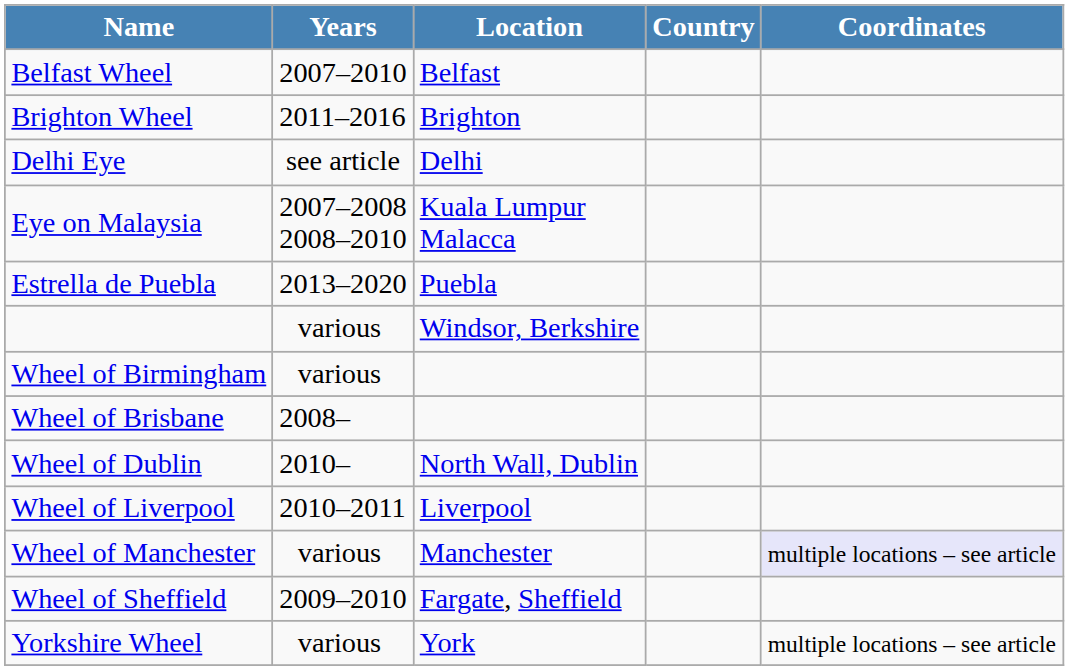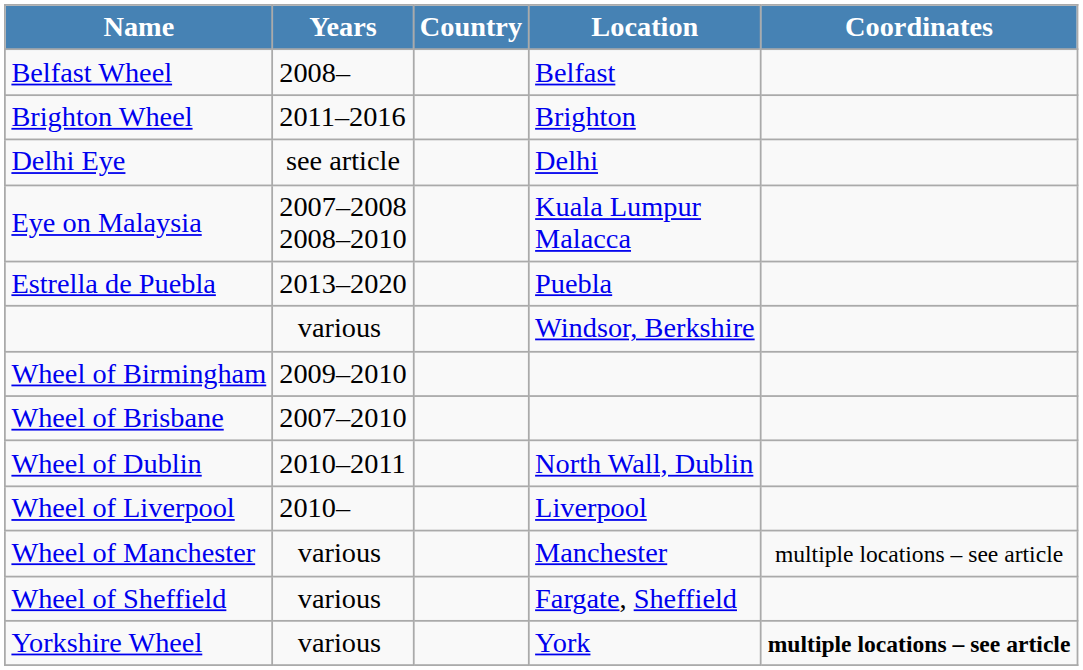columns swapped: (704, 26) <-> (530, 26)
(343, 71) 2007–2010 -> (315, 71) 2008–
(343, 373) various -> (343, 373) 2009–2010
(315, 418) 2008– -> (343, 418) 2007–2010
(315, 463) 2010– -> (342, 463) 2010–2011
(342, 507) 2010–2011 -> (315, 507) 2010–
(912, 554) lavender background -> (919, 554) no background
(343, 597) 2009–2010 -> (343, 597) various
(912, 644) normal -> (919, 642) bold
